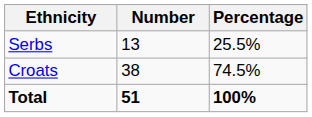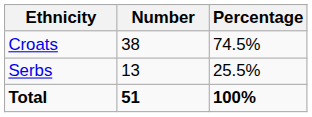rows swapped: (33, 71) <-> (30, 44)
